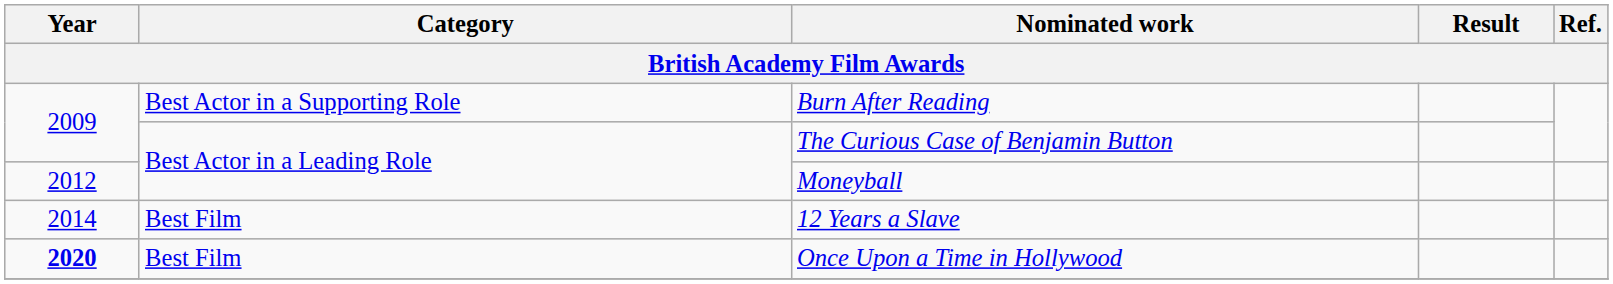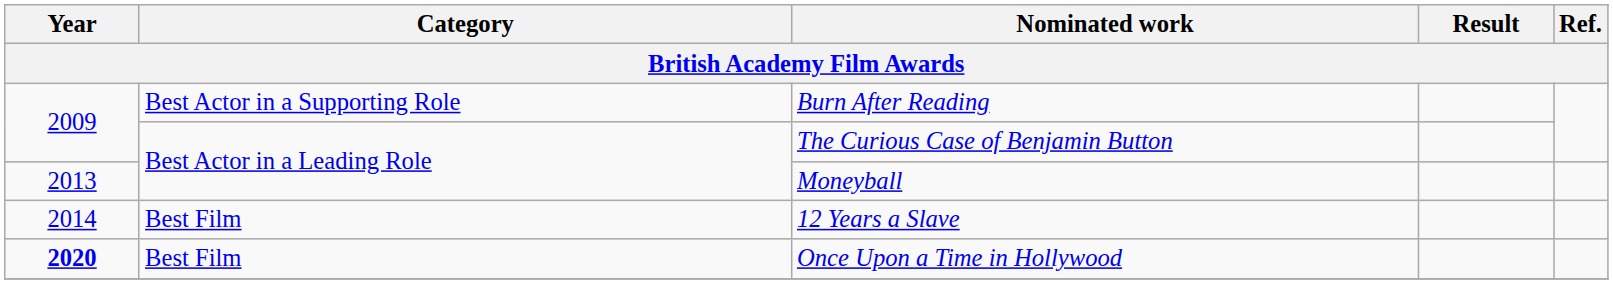(72, 180) 2012 -> (72, 180) 2013
